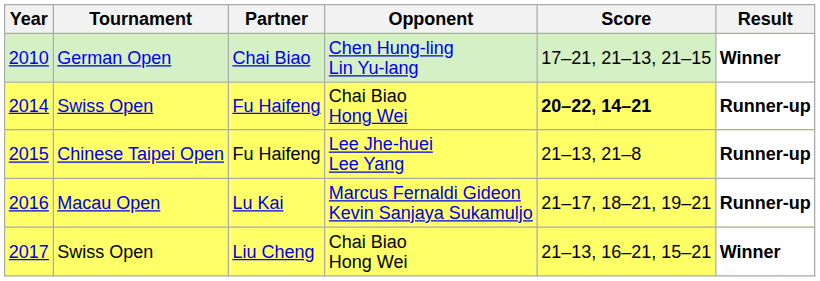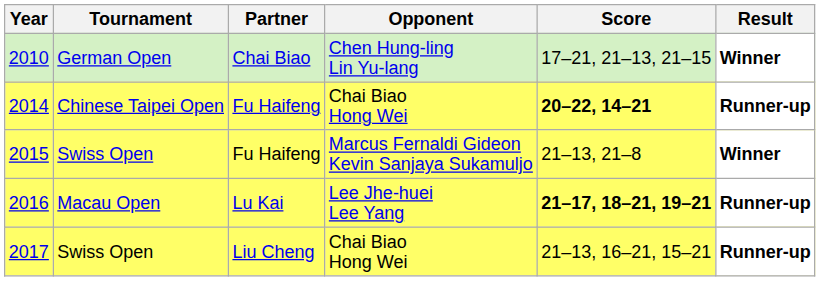(105, 106) Swiss Open -> (141, 106) Chinese Taipei Open
(141, 155) Chinese Taipei Open -> (105, 155) Swiss Open
(381, 155) Lee Jhe-huei Lee Yang -> (431, 155) Marcus Fernaldi Gideon Kevin Sanjaya Sukamuljo
(765, 155) Runner-up -> (750, 155) Winner
(431, 203) Marcus Fernaldi Gideon Kevin Sanjaya Sukamuljo -> (381, 203) Lee Jhe-huei Lee Yang
(626, 203) normal -> (626, 203) bold
(750, 251) Winner -> (765, 251) Runner-up
